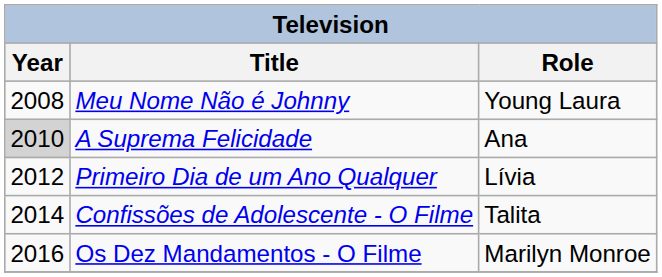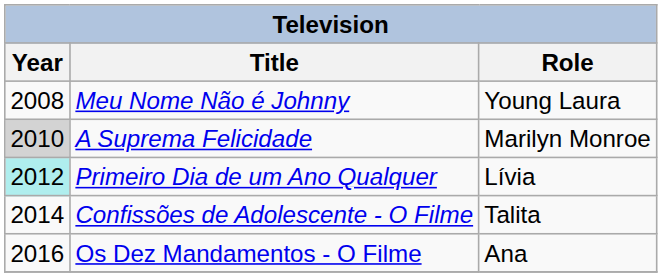(506, 139) Ana -> (568, 139) Marilyn Monroe
(37, 177) no background -> (37, 177) paleturquoise background
(568, 254) Marilyn Monroe -> (506, 254) Ana
